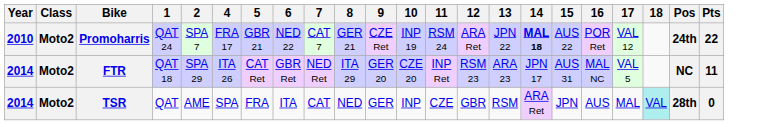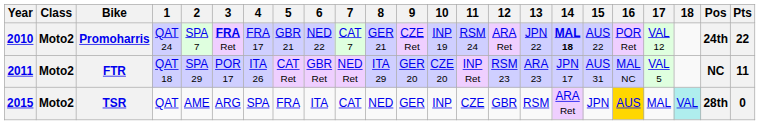+ column: (228, 13)
(20, 71) 2014 -> (20, 71) 2011
(20, 103) 2014 -> (20, 103) 2015
(597, 103) no background -> (628, 103) gold background
